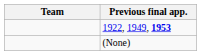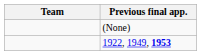rows swapped: (137, 27) <-> (116, 43)
